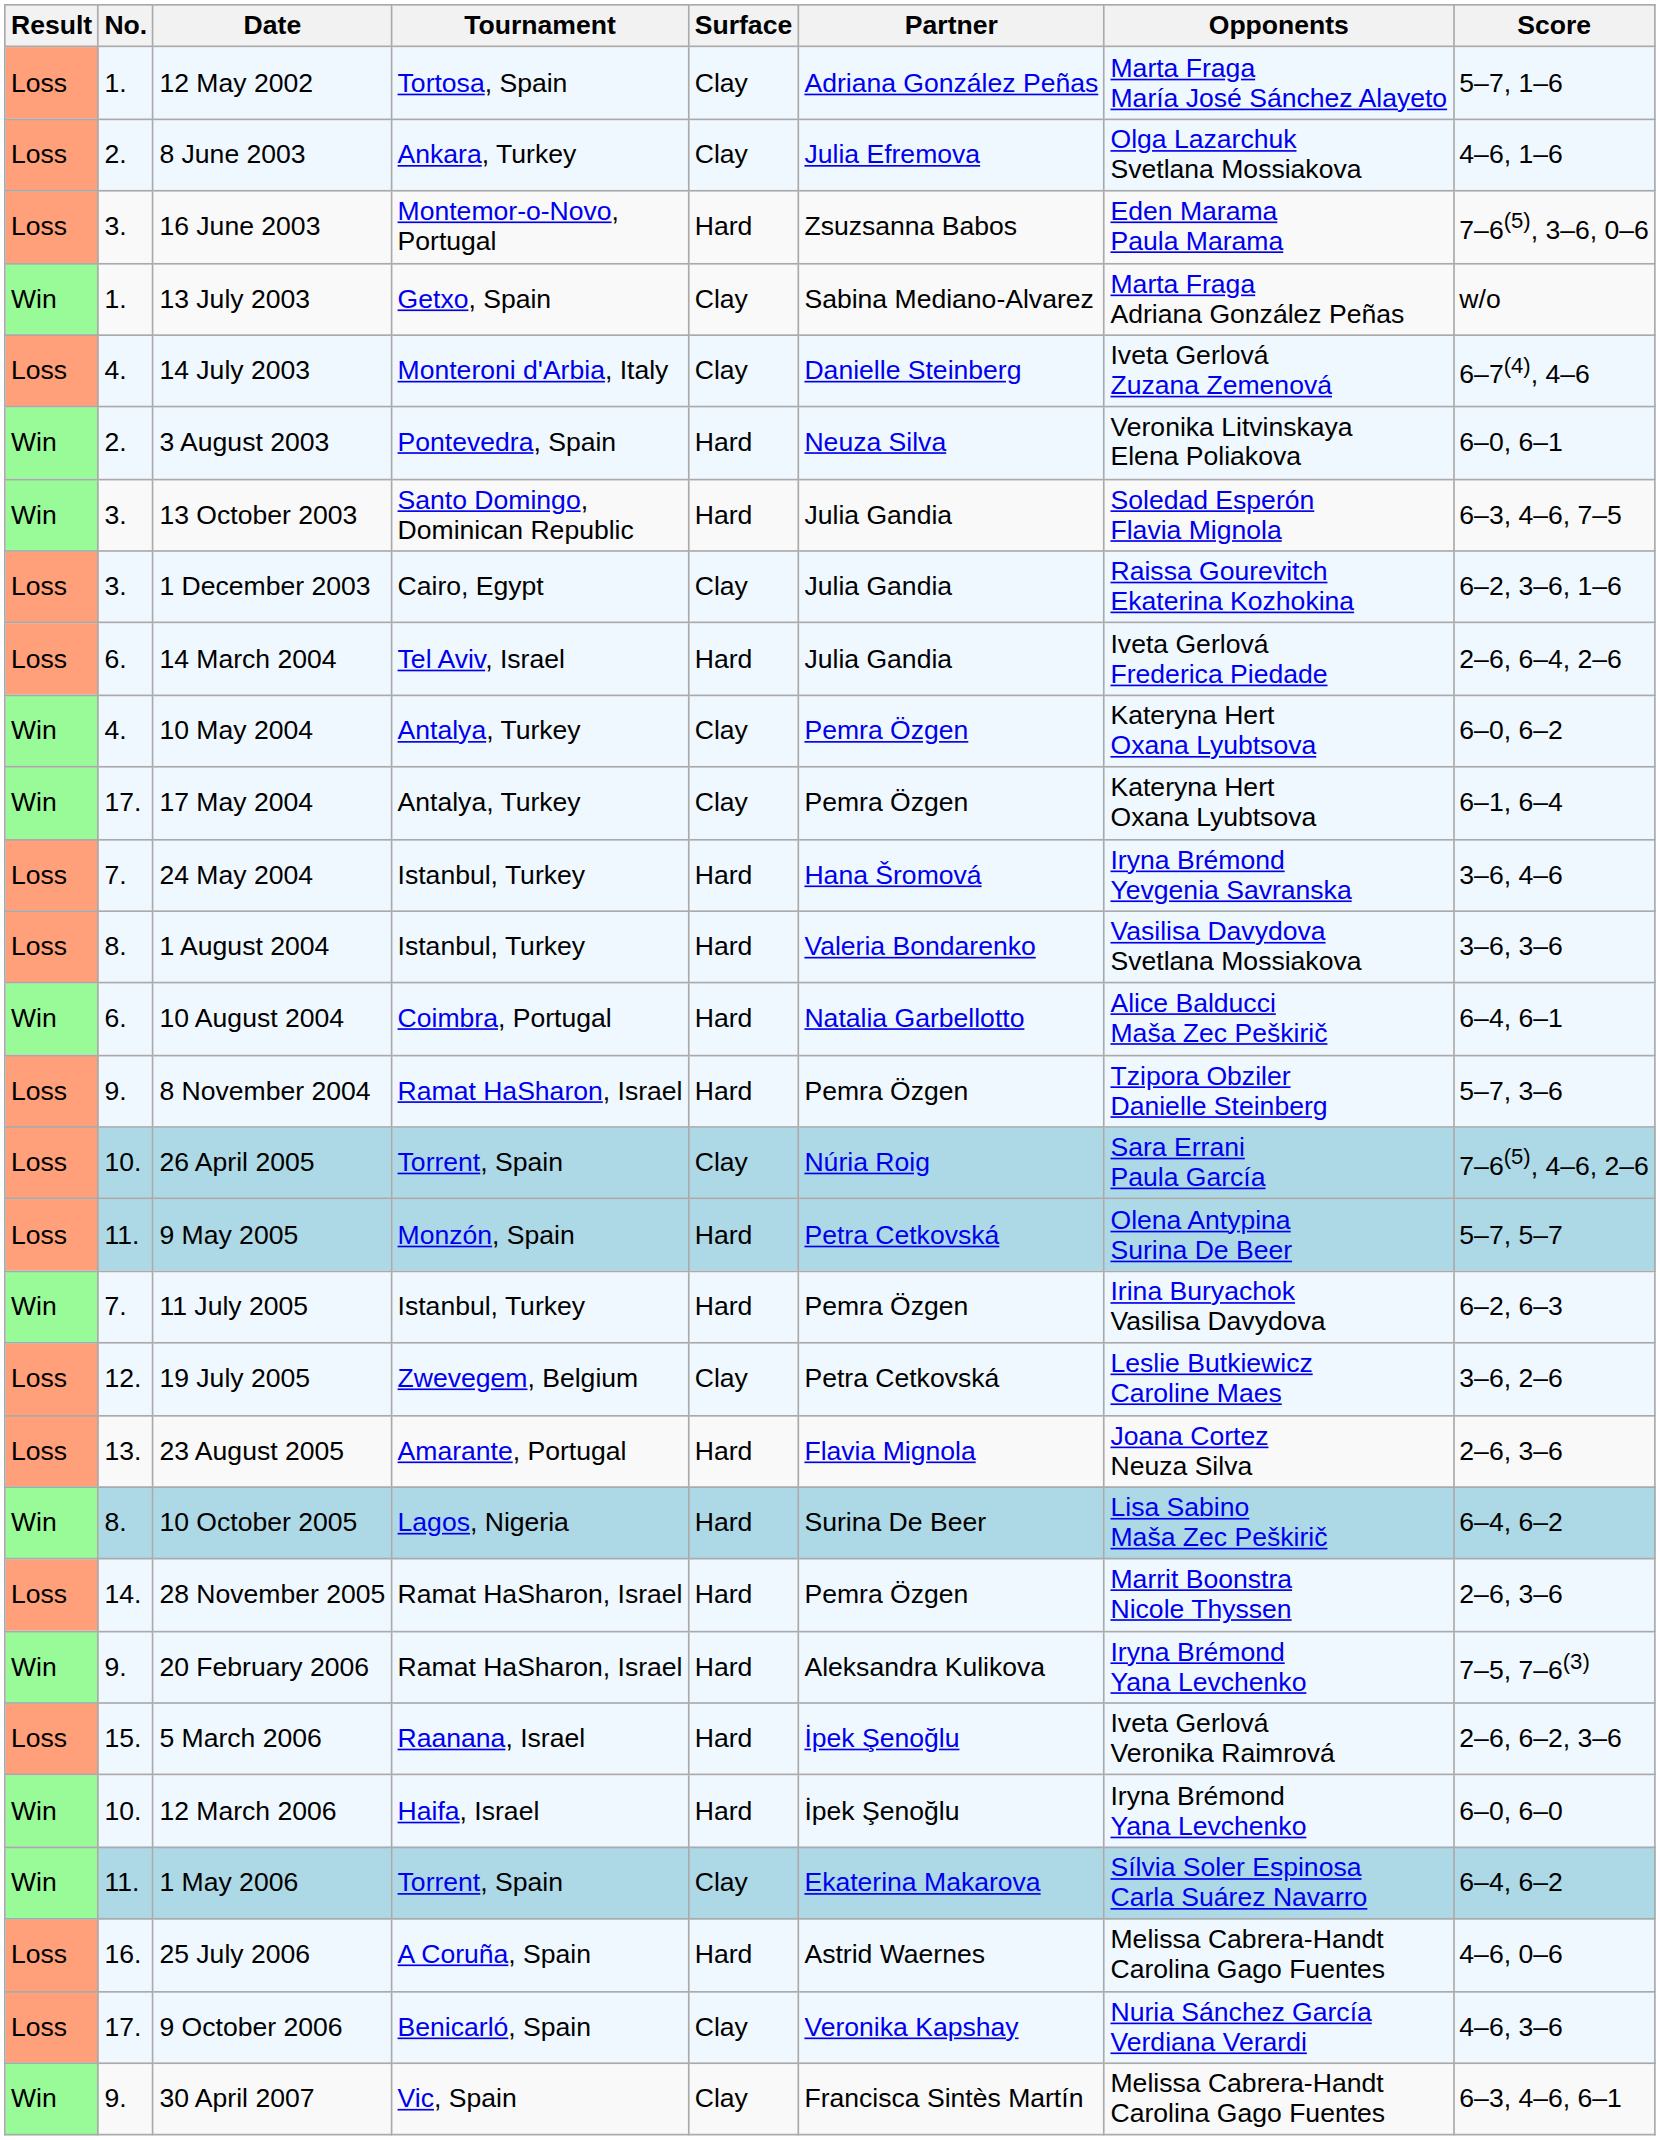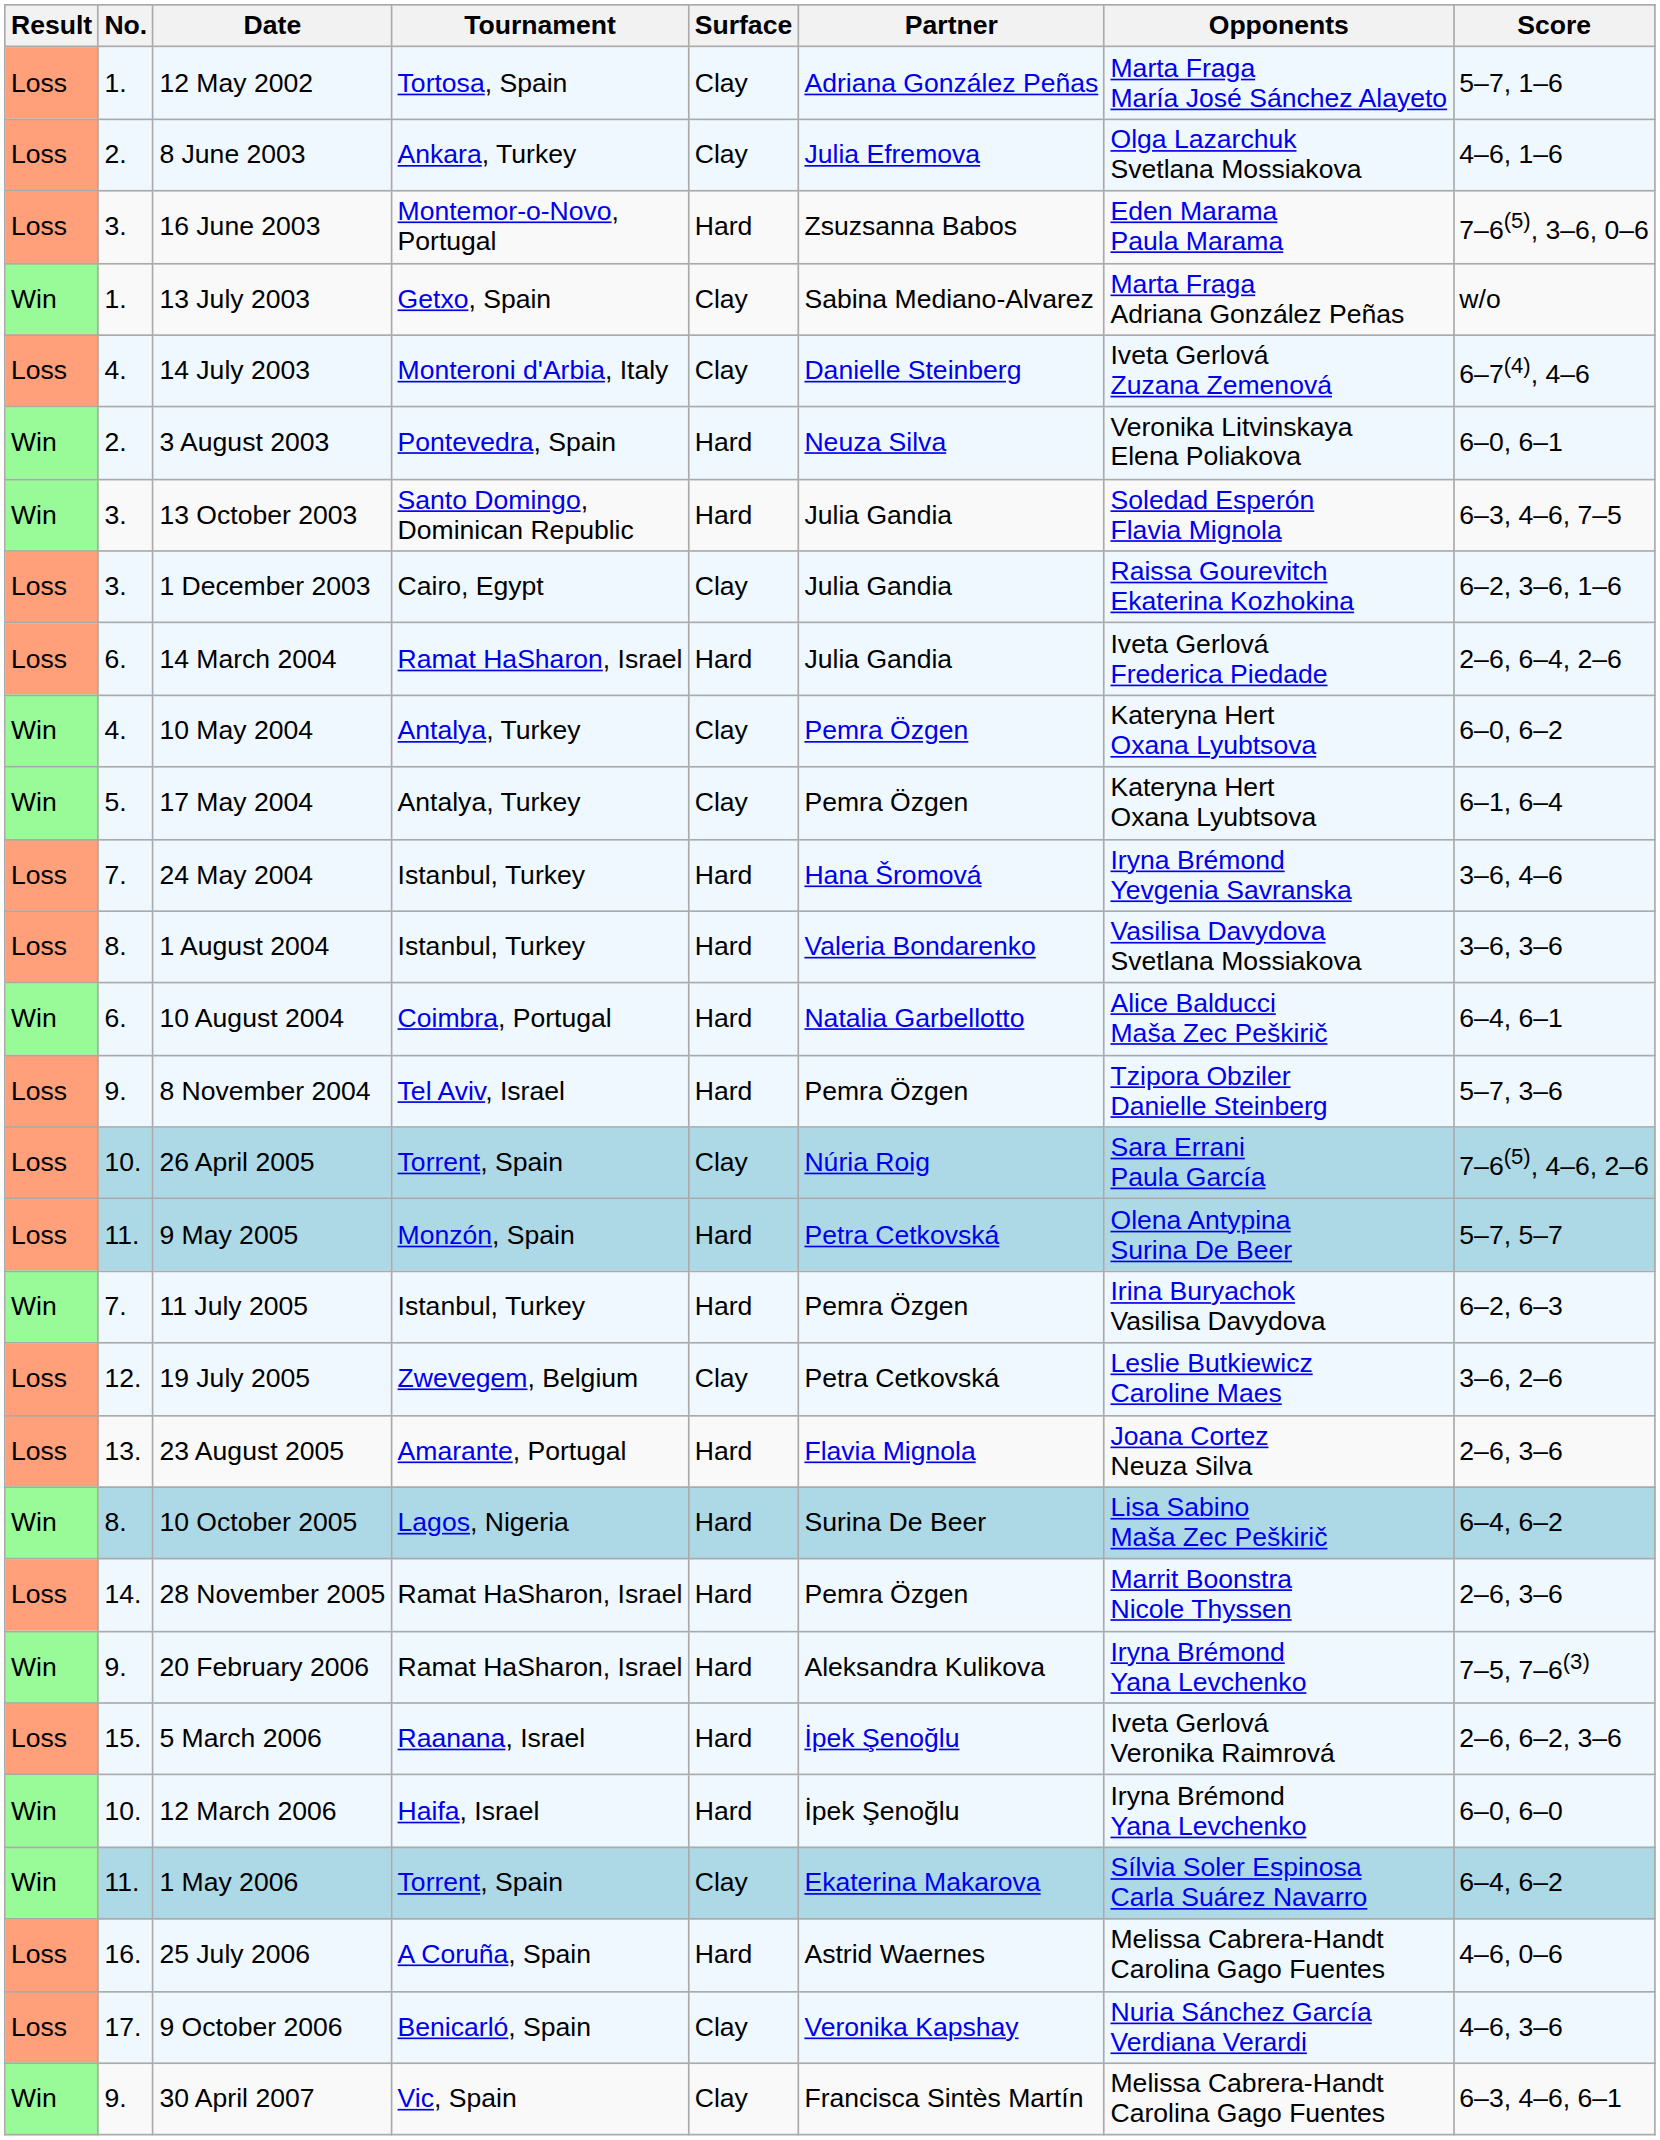(481, 658) Tel Aviv, Israel -> (540, 658) Ramat HaSharon, Israel
(123, 802) 17. -> (115, 802) 5.
(540, 1090) Ramat HaSharon, Israel -> (481, 1090) Tel Aviv, Israel
